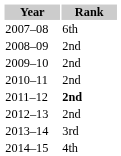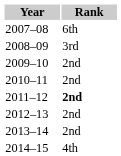(72, 46) 2nd -> (71, 46) 3rd
(71, 130) 3rd -> (72, 130) 2nd
